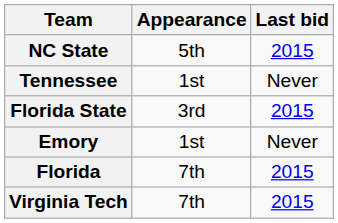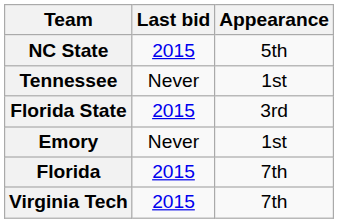columns swapped: (192, 19) <-> (292, 19)
